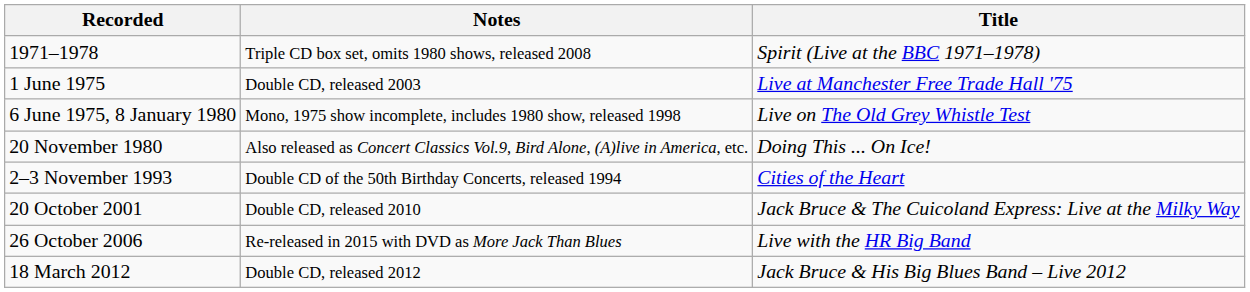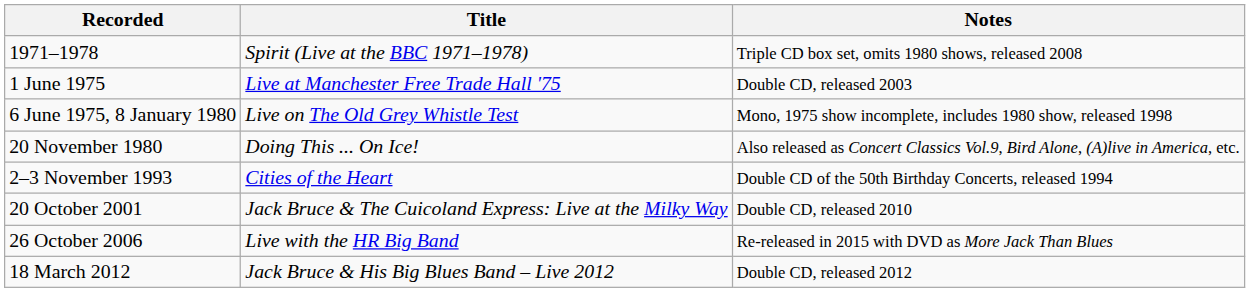columns swapped: (998, 20) <-> (497, 20)
